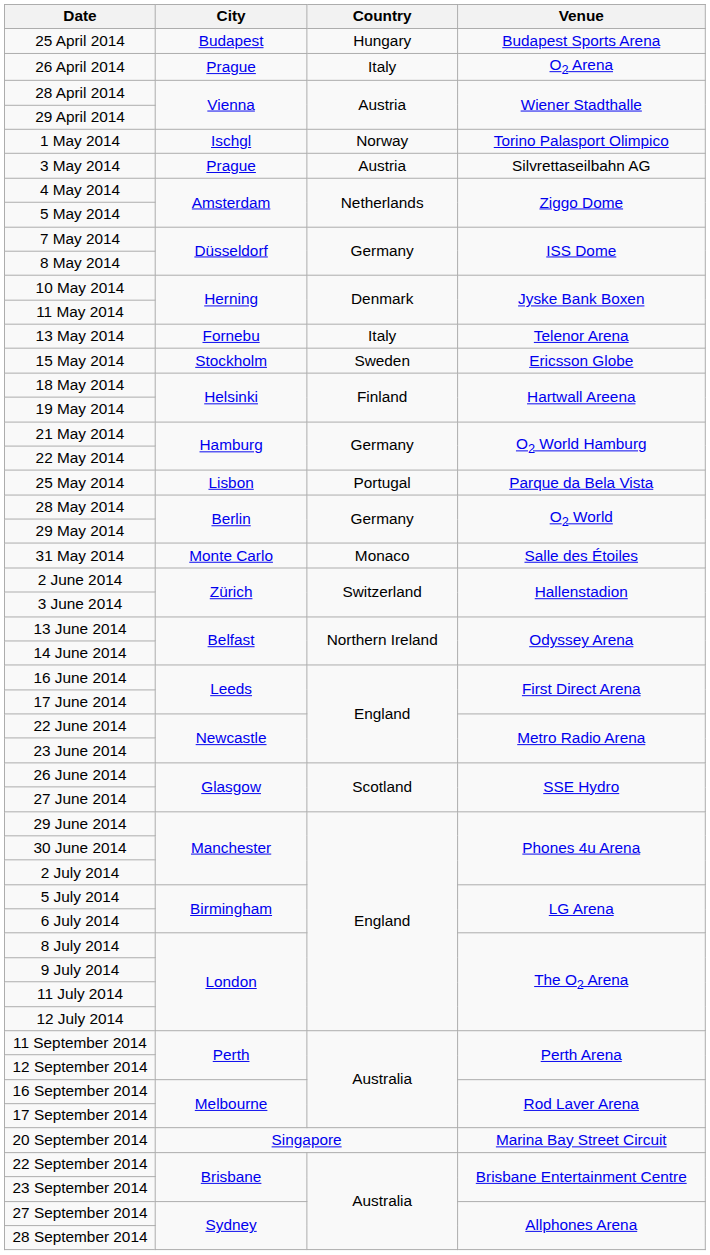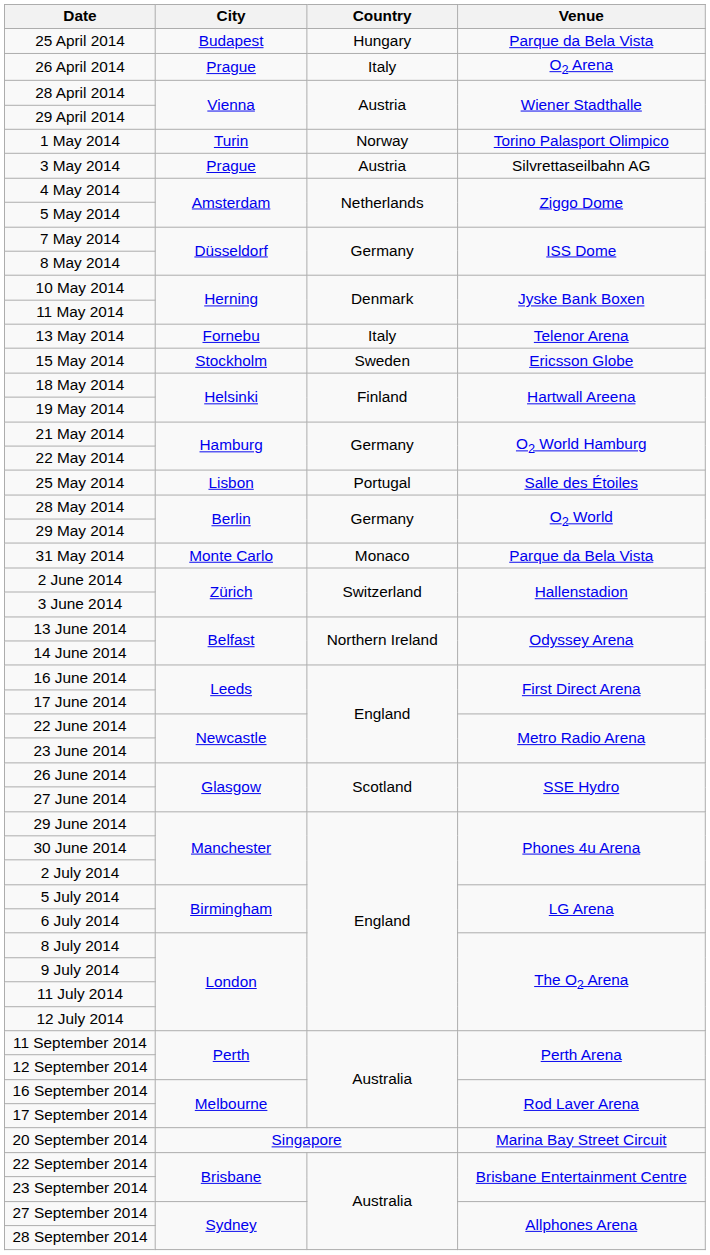(581, 41) Budapest Sports Arena -> (581, 41) Parque da Bela Vista
(231, 141) Ischgl -> (231, 141) Turin
(581, 482) Parque da Bela Vista -> (581, 482) Salle des Étoiles
(581, 555) Salle des Étoiles -> (581, 555) Parque da Bela Vista
